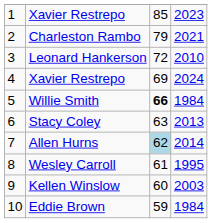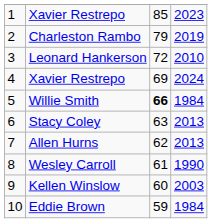(189, 36) 2021 -> (189, 36) 2019
(160, 143) lightblue background -> (160, 143) no background
(189, 143) 2014 -> (189, 143) 2013
(189, 164) 1995 -> (189, 164) 1990
